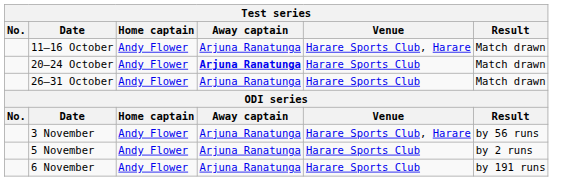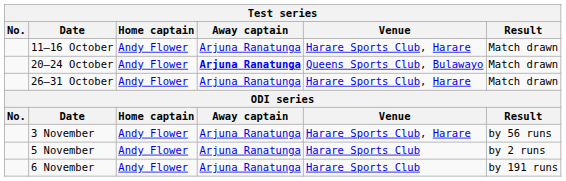(363, 64) Harare Sports Club -> (395, 64) Queens Sports Club, Bulawayo
(363, 82) Harare Sports Club -> (388, 82) Harare Sports Club, Harare
